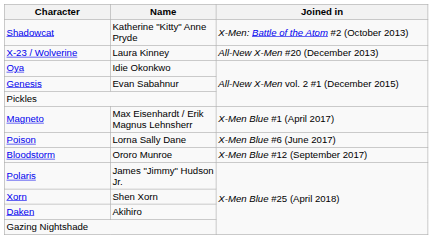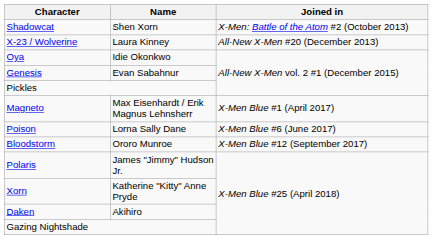(159, 32) Katherine "Kitty" Anne Pryde -> (135, 27) Shen Xorn
(135, 196) Shen Xorn -> (159, 191) Katherine "Kitty" Anne Pryde
